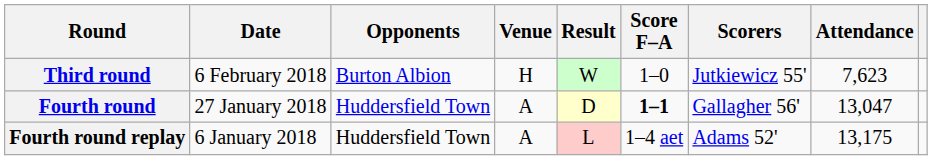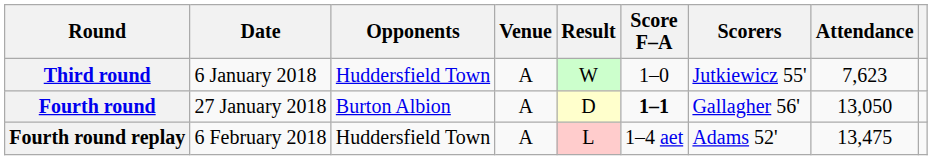(261, 74) 6 February 2018 -> (256, 74) 6 January 2018
(393, 74) Burton Albion -> (413, 74) Huddersfield Town
(526, 74) H -> (526, 74) A
(413, 106) Huddersfield Town -> (393, 106) Burton Albion
(865, 106) 13,047 -> (865, 106) 13,050
(256, 138) 6 January 2018 -> (261, 138) 6 February 2018
(865, 138) 13,175 -> (865, 138) 13,475
